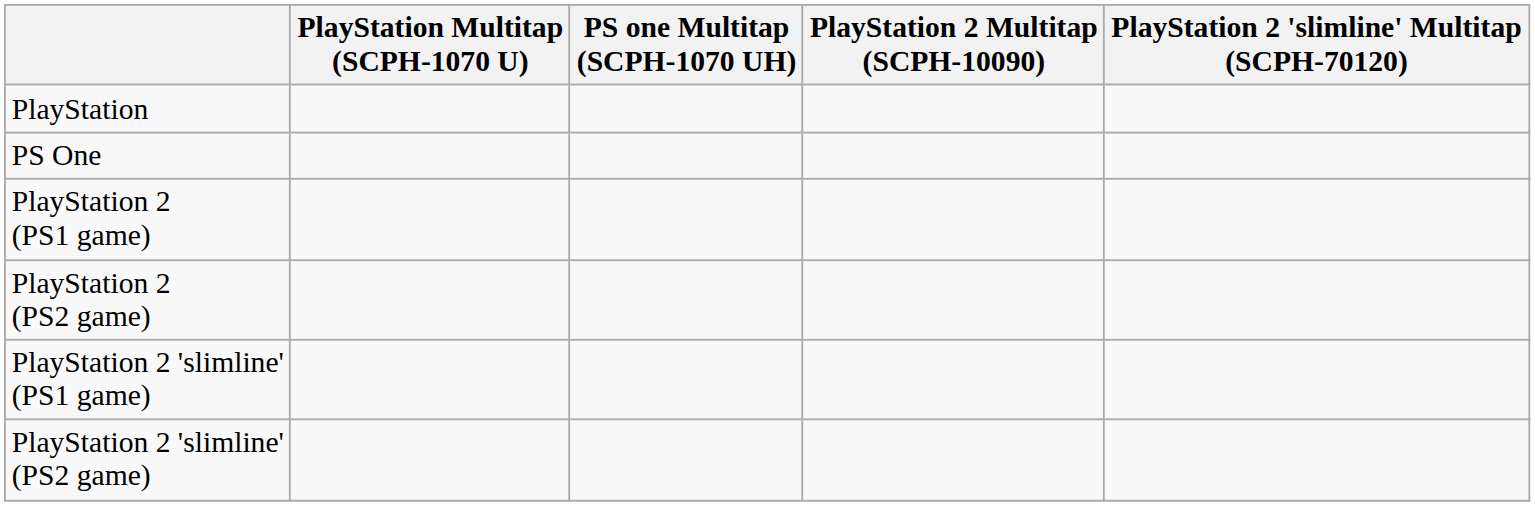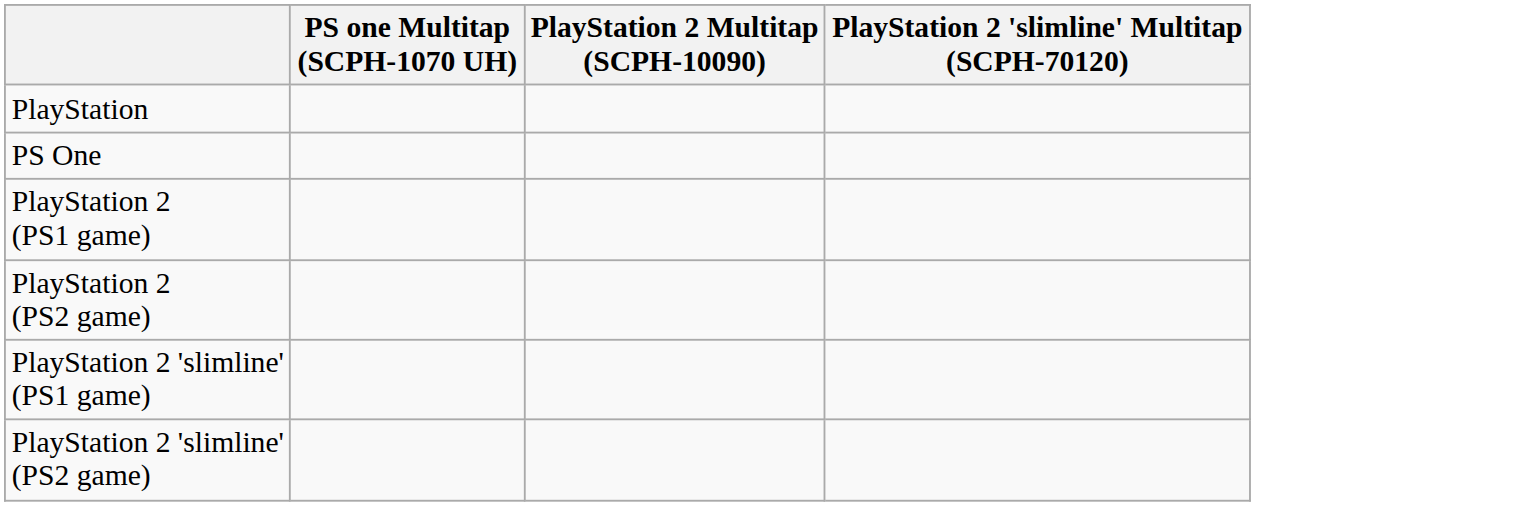- column: (430, 44)
